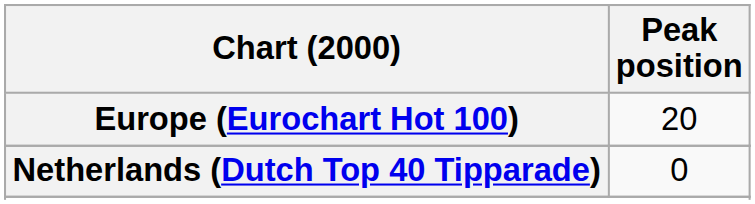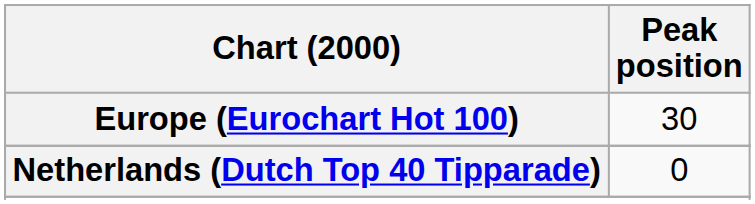(679, 118) 20 -> (679, 118) 30
